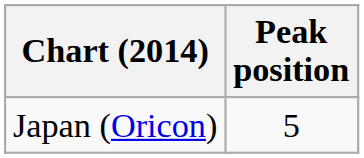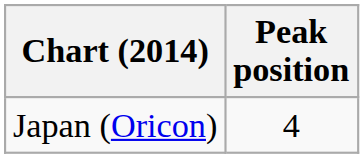(291, 124) 5 -> (291, 124) 4
